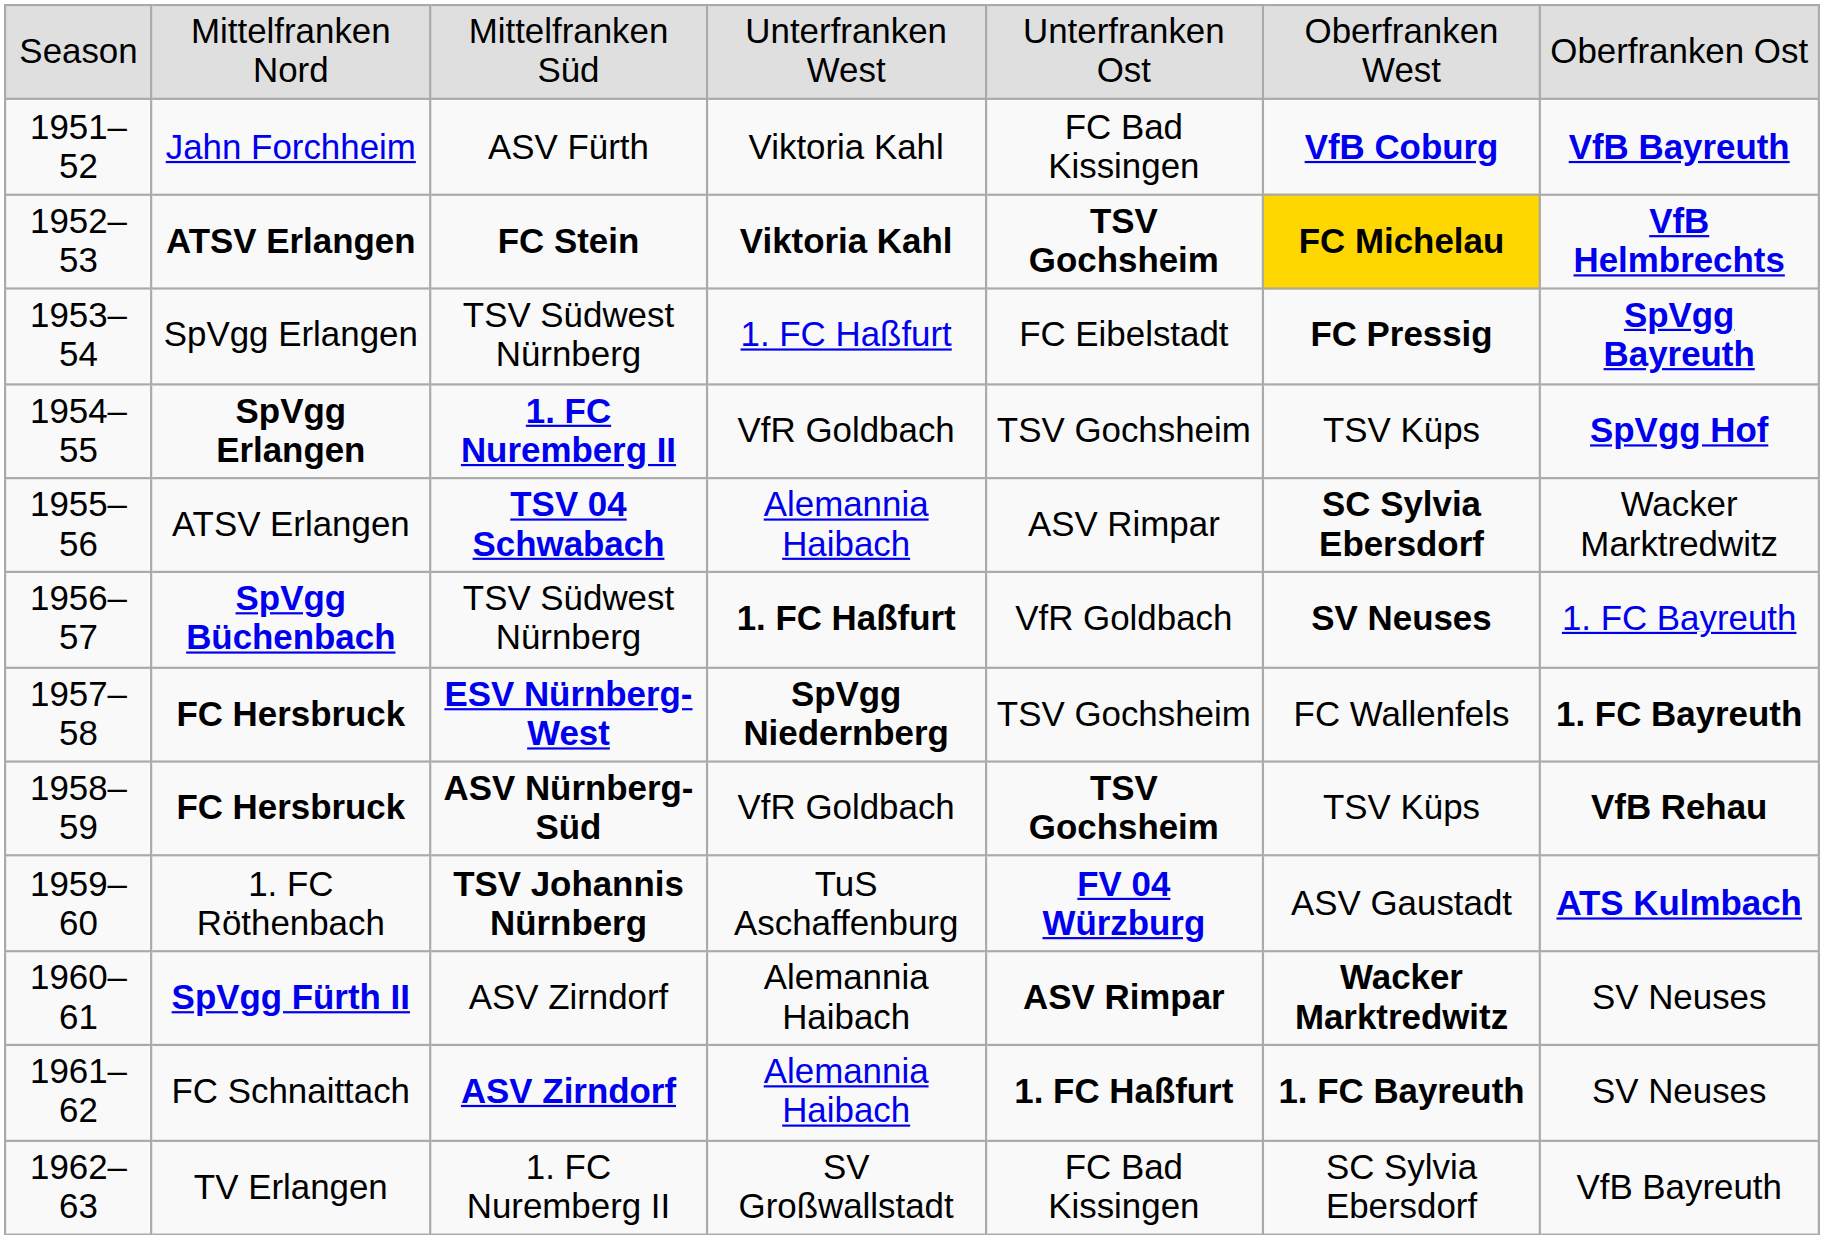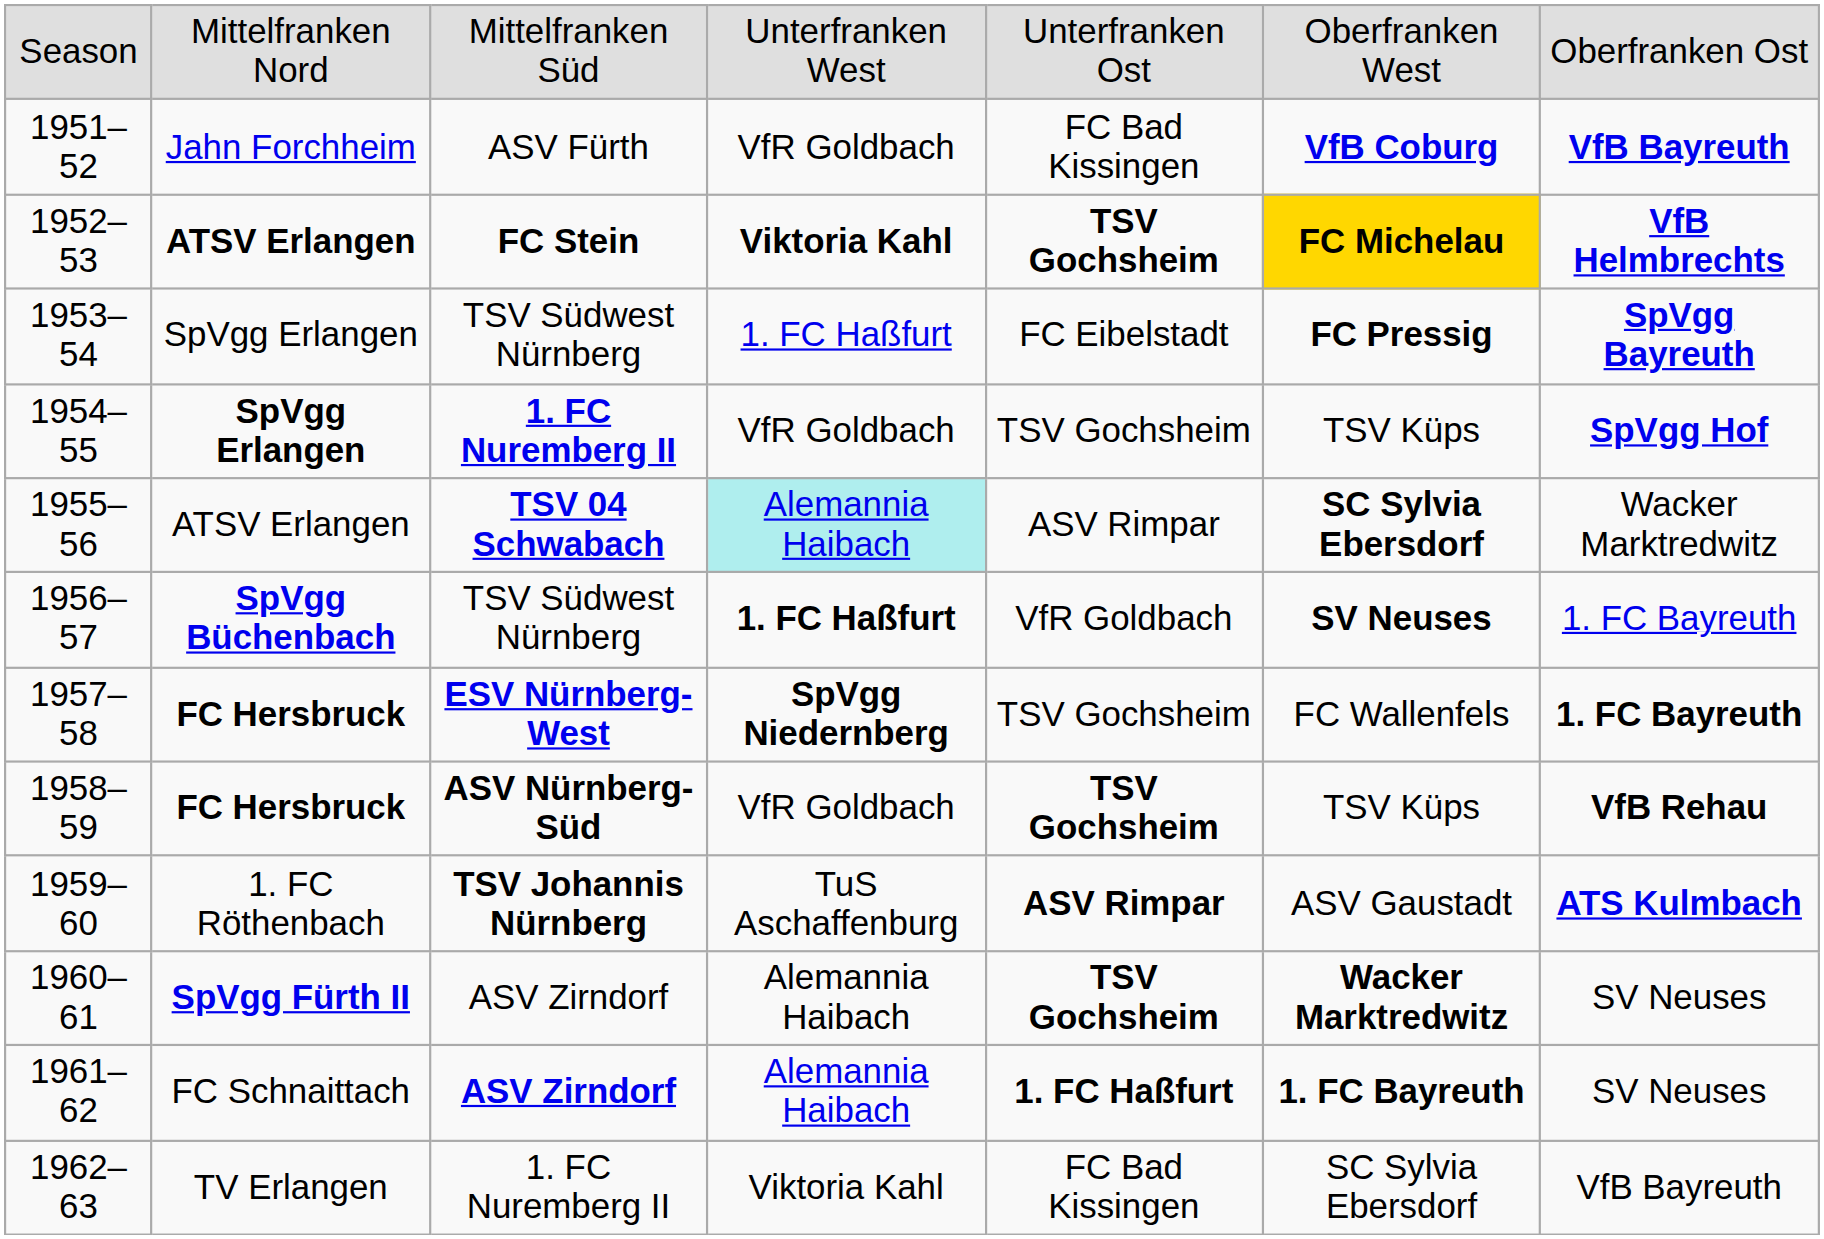(846, 146) Viktoria Kahl -> (846, 146) VfR Goldbach
(846, 524) no background -> (846, 524) paleturquoise background
(1124, 902) FV 04 Würzburg -> (1124, 902) ASV Rimpar
(1124, 997) ASV Rimpar -> (1124, 997) TSV Gochsheim
(846, 1186) SV Großwallstadt -> (846, 1186) Viktoria Kahl
